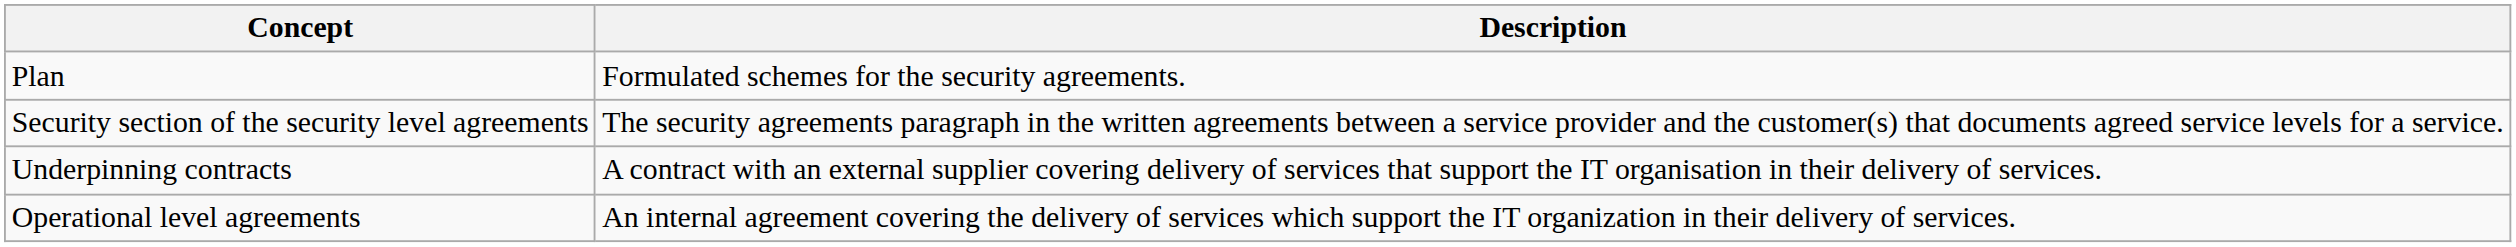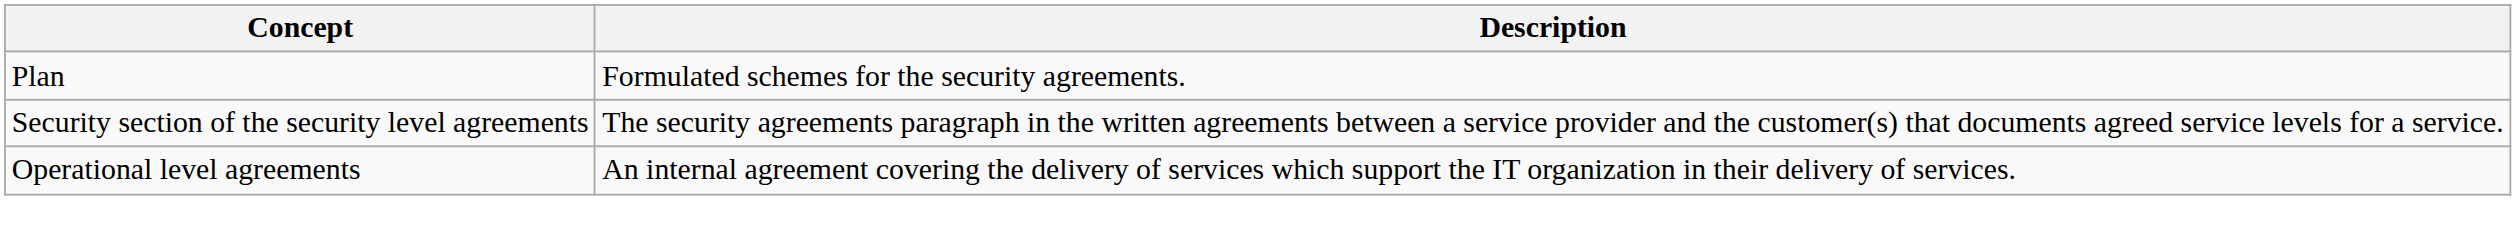- row: (152, 169)
